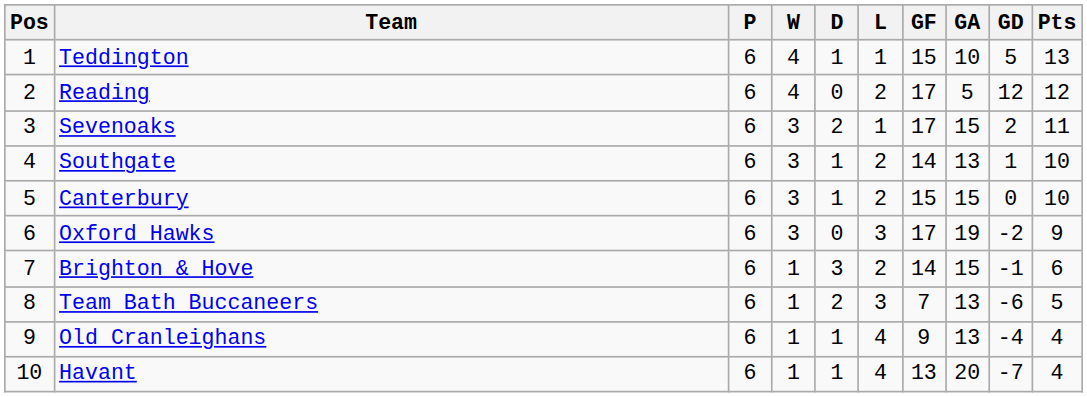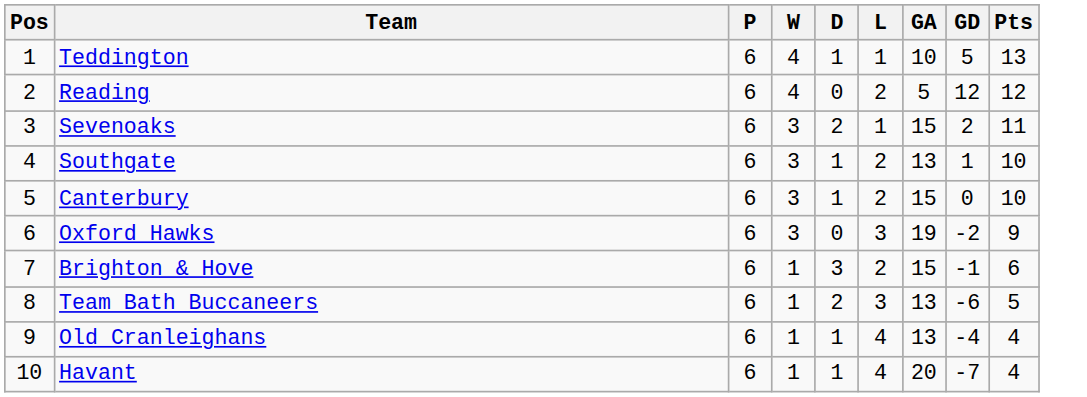- column: (924, 22)
